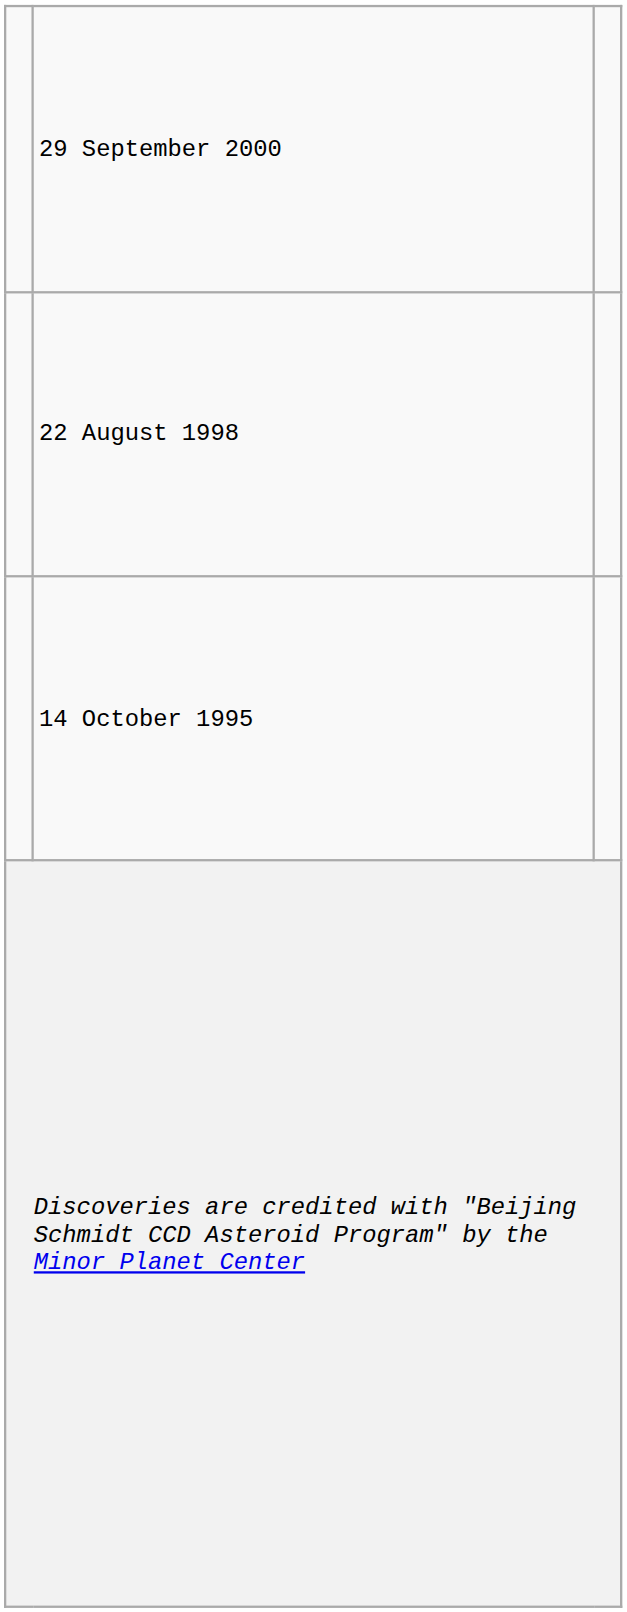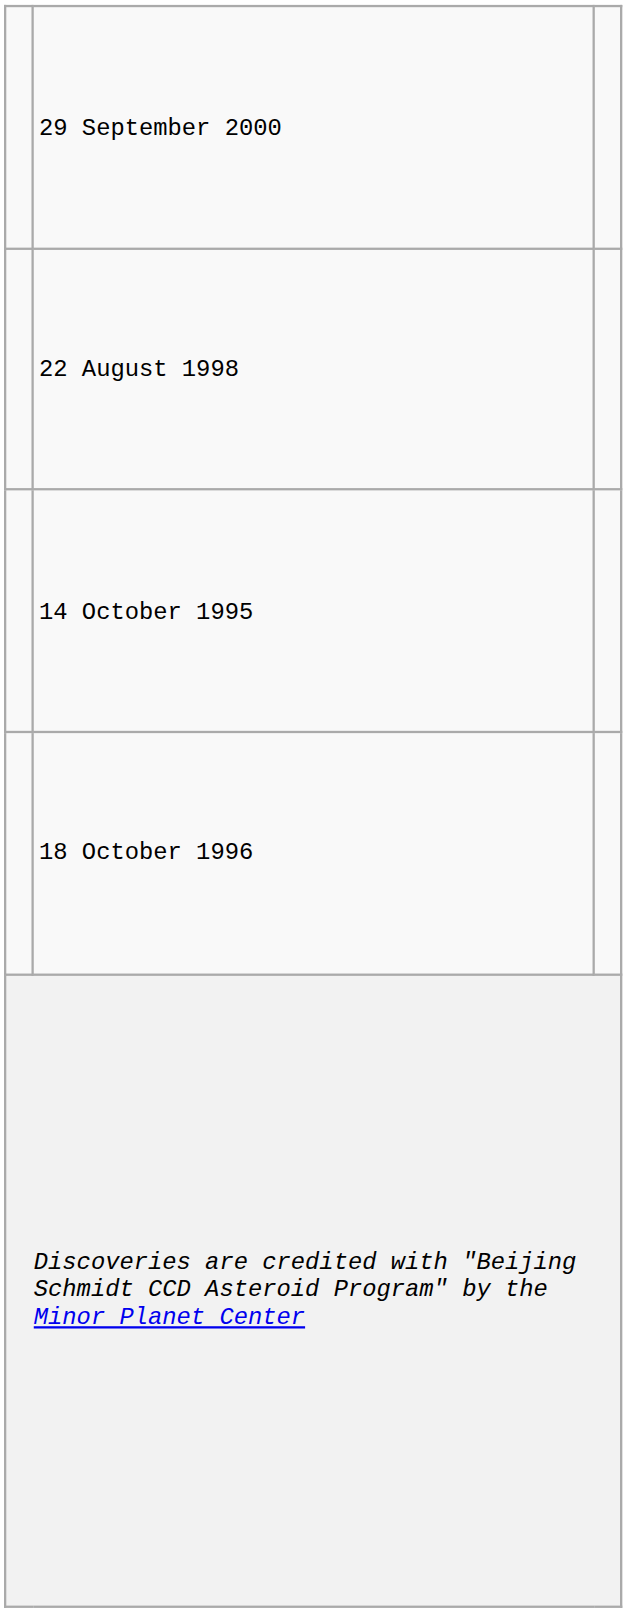+ row: (146, 853)
